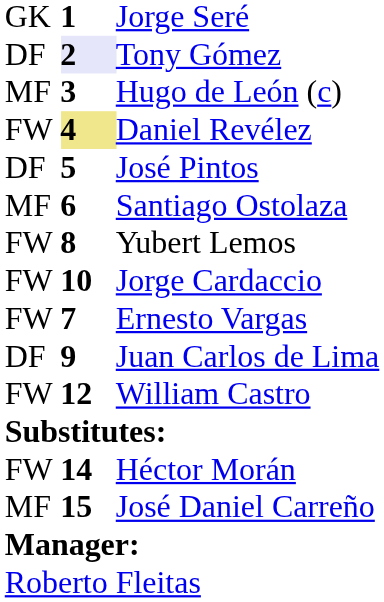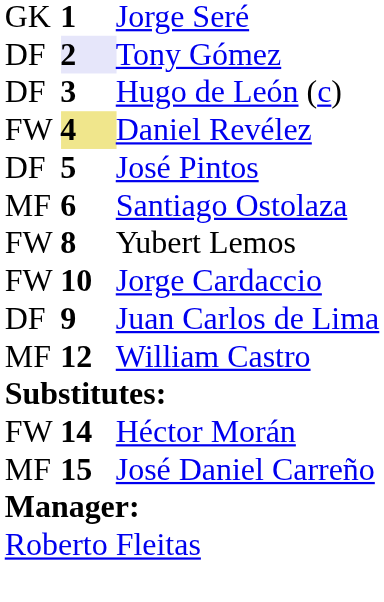(28, 91) MF -> (25, 91) DF
- row: (211, 318)
(29, 393) FW -> (28, 355) MF
